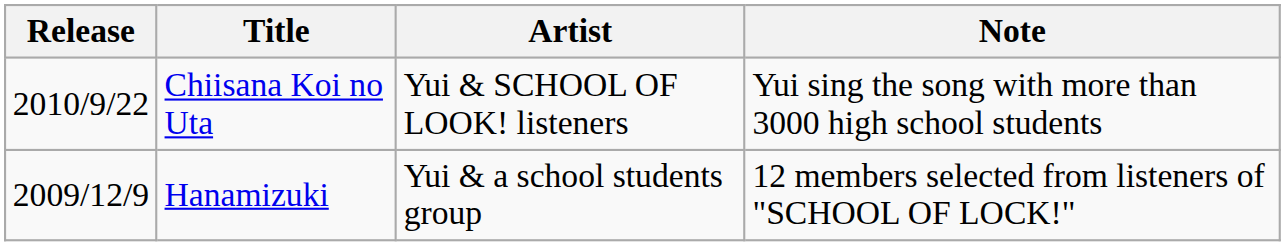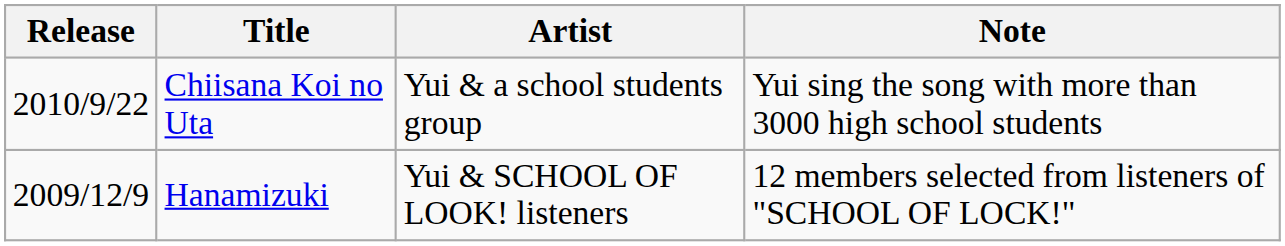(541, 103) Yui & SCHOOL OF LOOK! listeners -> (563, 103) Yui & a school students group
(563, 194) Yui & a school students group -> (541, 194) Yui & SCHOOL OF LOOK! listeners
